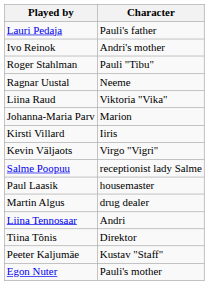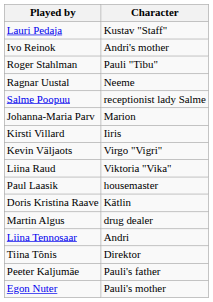(128, 30) Pauli's father -> (135, 30) Kustav "Staff"
rows swapped: (31, 99) <-> (38, 168)
+ row: (53, 202)
(131, 254) Kustav "Staff" -> (132, 271) Pauli's father
